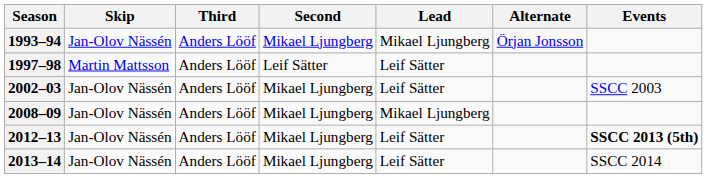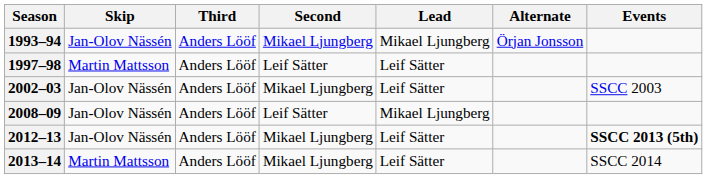(318, 112) Mikael Ljungberg -> (295, 112) Leif Sätter
(120, 161) Jan-Olov Nässén -> (119, 161) Martin Mattsson
